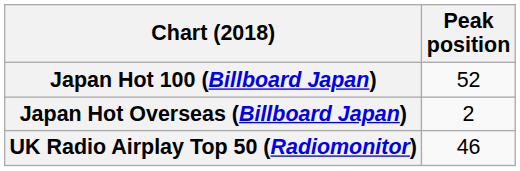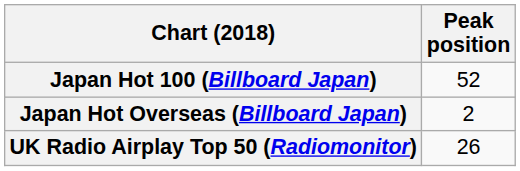(469, 147) 46 -> (469, 147) 26
